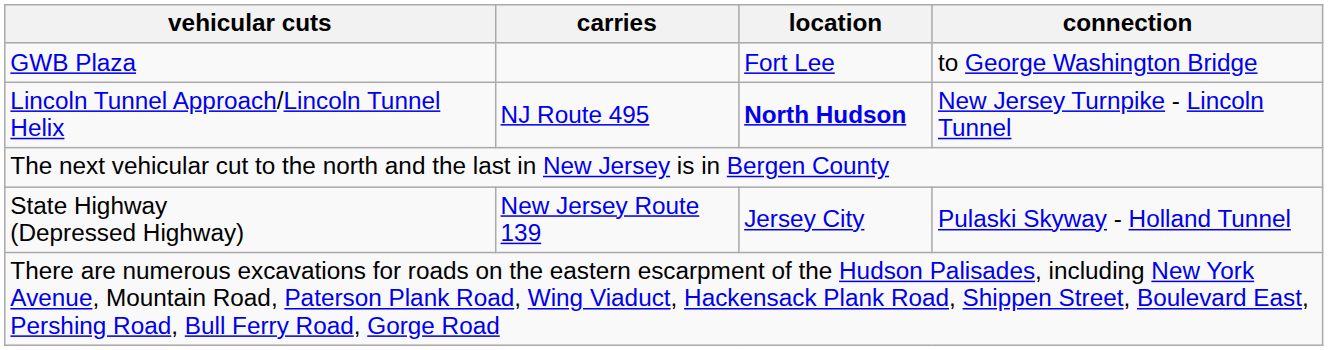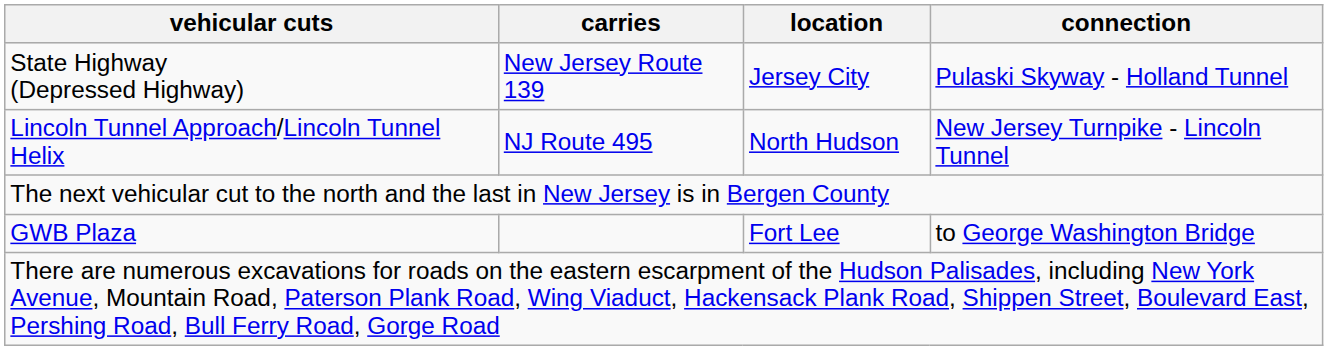rows swapped: (127, 219) <-> (73, 62)
(825, 114) bold -> (824, 141) normal
